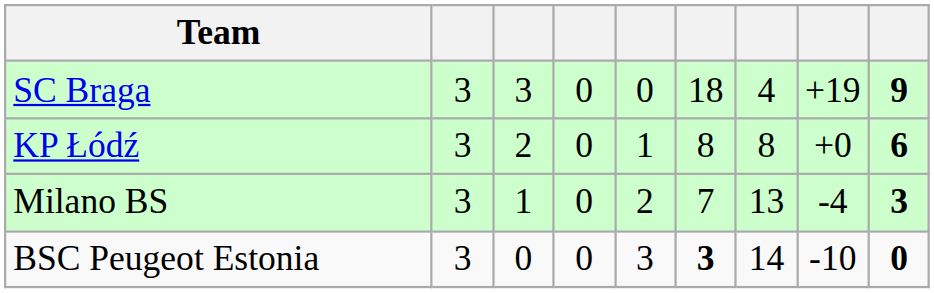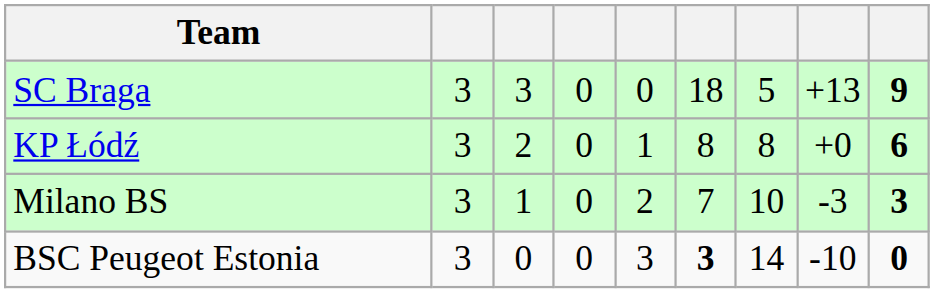(766, 88) 4 -> (766, 88) 5
(833, 88) +19 -> (833, 88) +13
(766, 201) 13 -> (766, 201) 10
(833, 201) -4 -> (833, 201) -3
